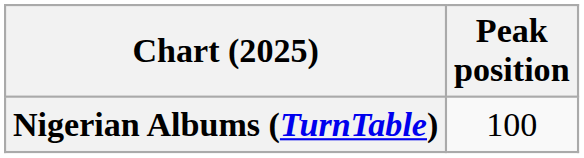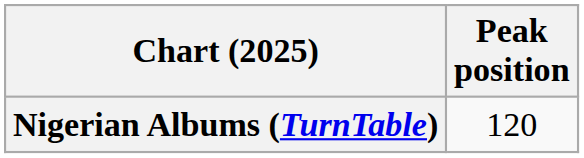(512, 123) 100 -> (512, 123) 120
